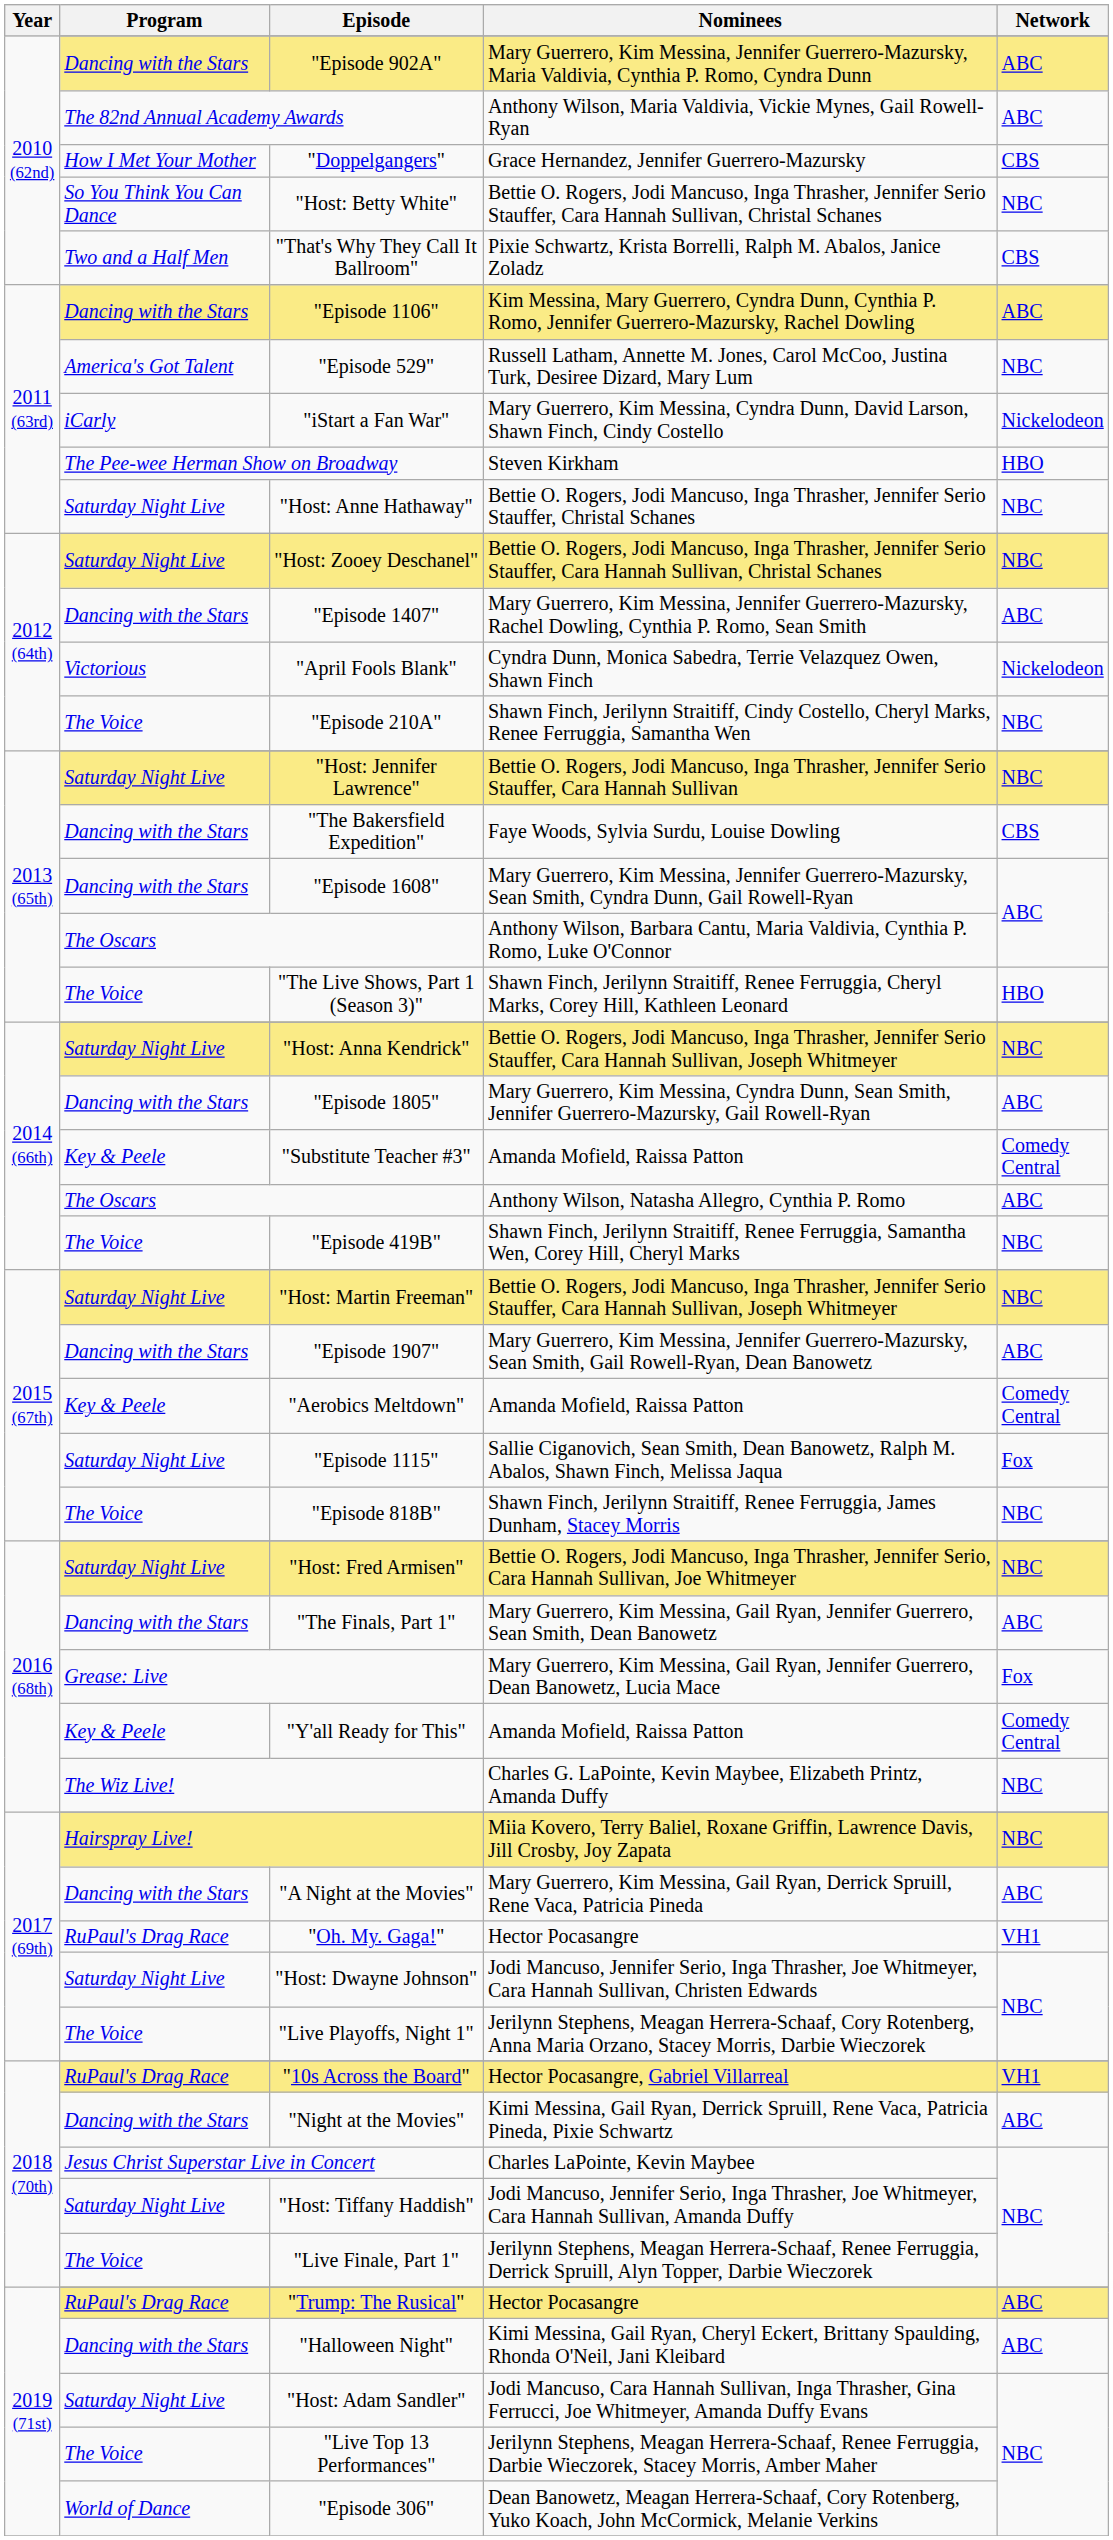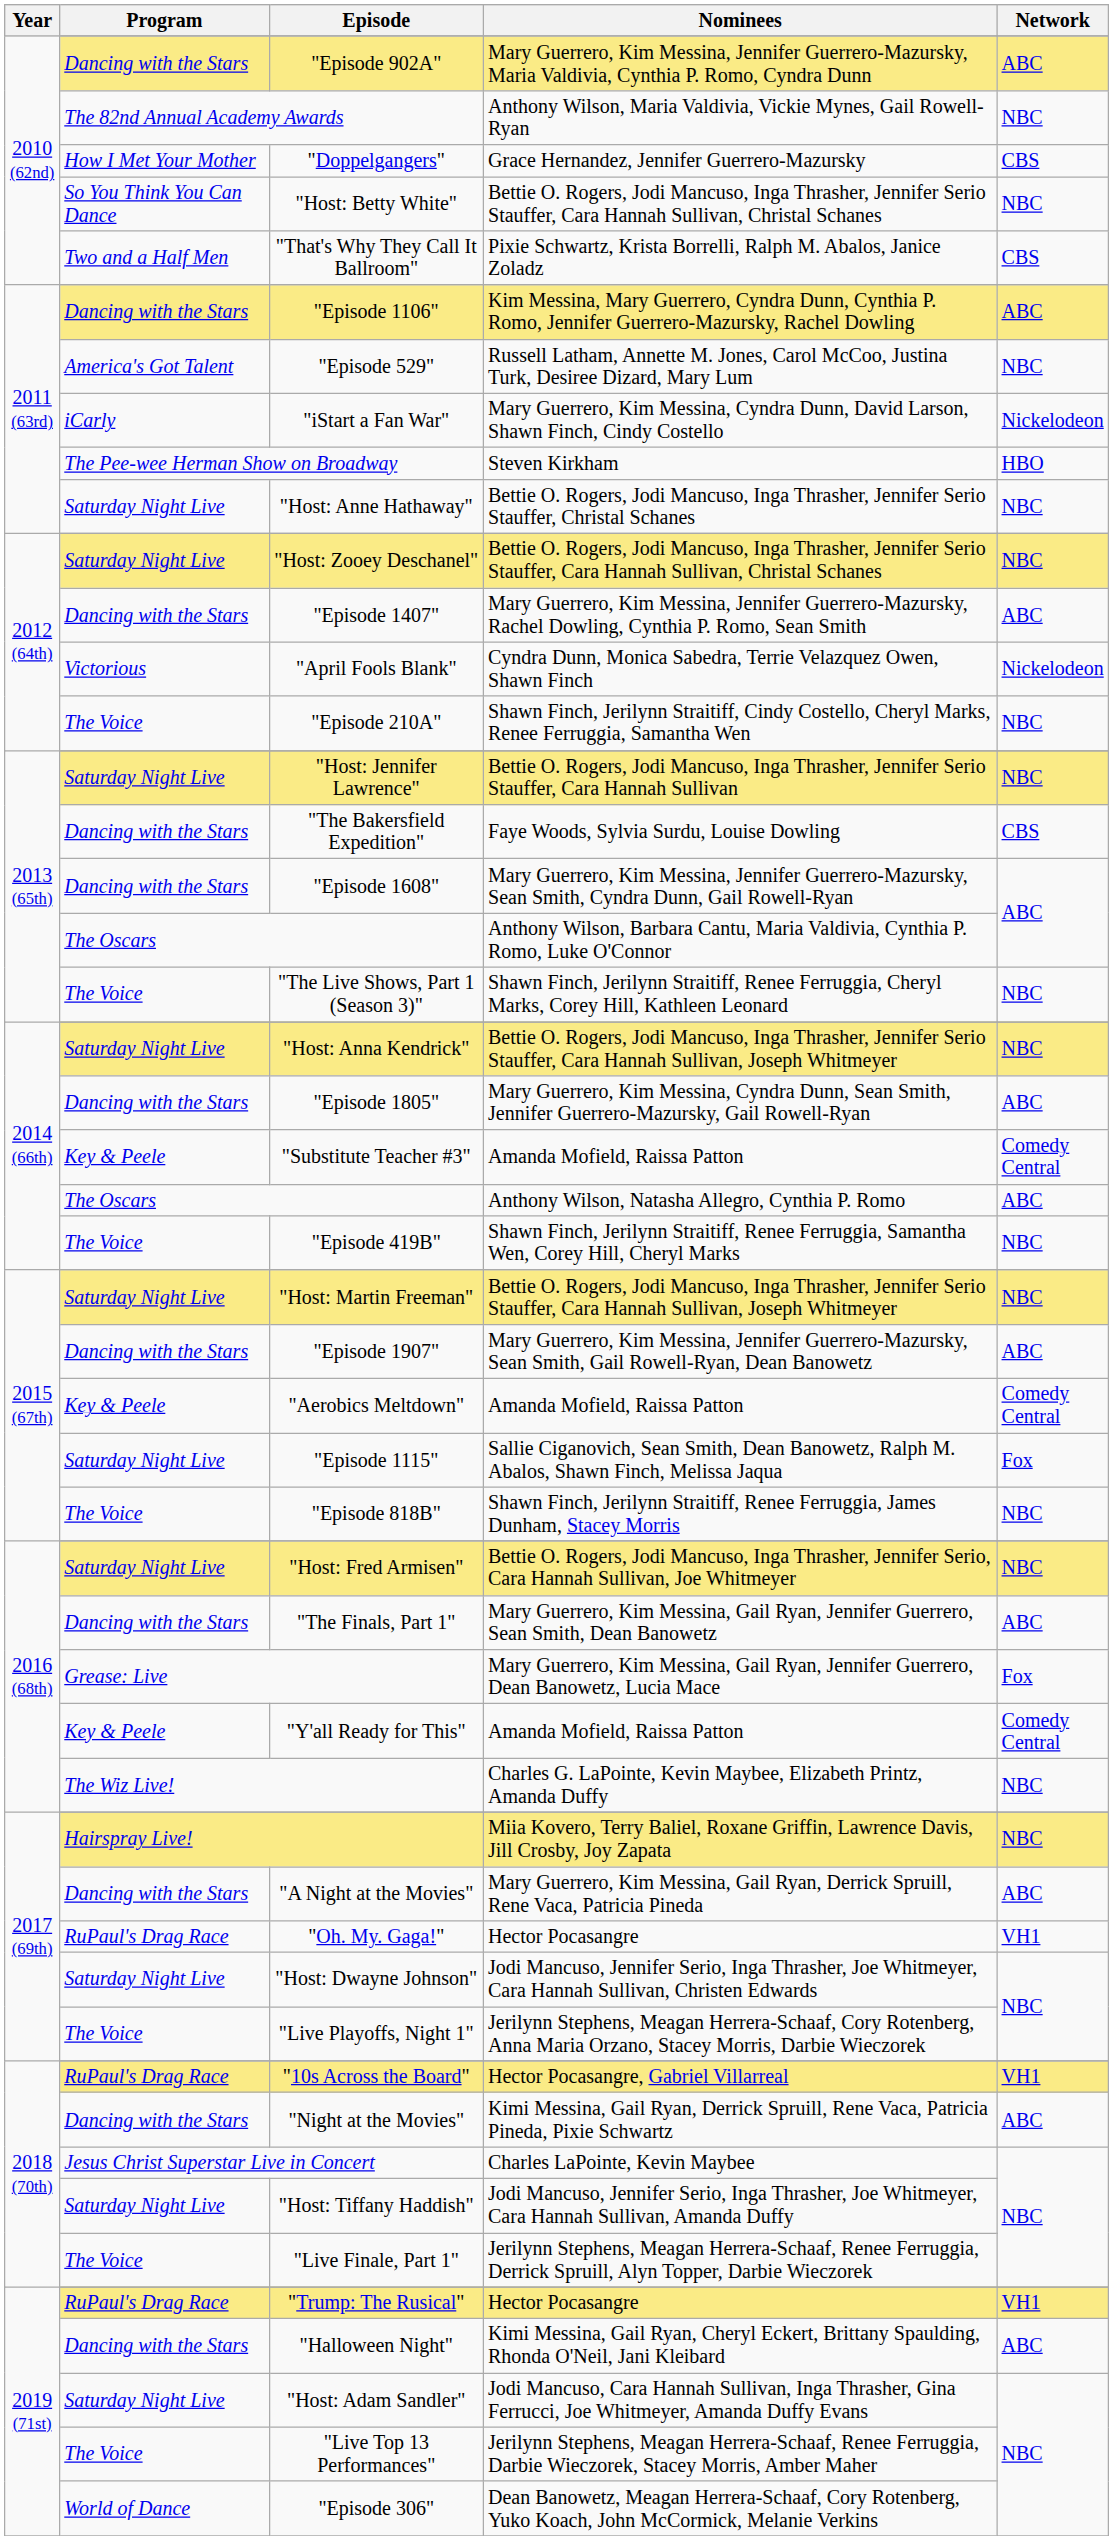(1022, 117) ABC -> (1022, 117) NBC
(1023, 994) HBO -> (1022, 994) NBC
(1022, 2302) ABC -> (1021, 2302) VH1
